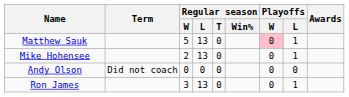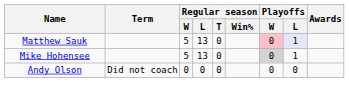(295, 41) no background -> (295, 41) lavender background
(186, 56) 2 -> (186, 56) 5
(271, 56) no background -> (271, 56) lightgrey background
- row: (55, 85)
